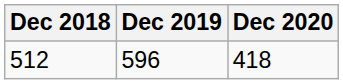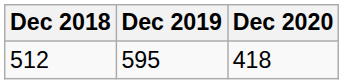(141, 59) 596 -> (141, 59) 595
